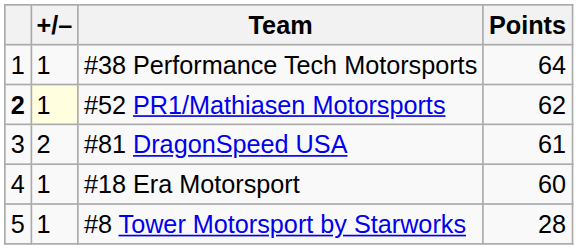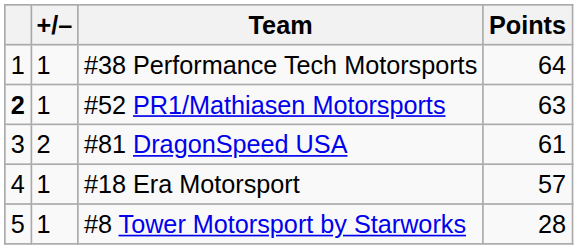(43, 105) lightyellow background -> (43, 105) no background
(552, 105) 62 -> (552, 105) 63
(552, 185) 60 -> (552, 185) 57
